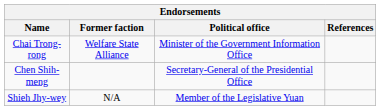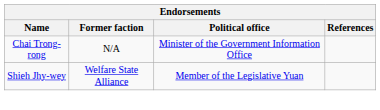(112, 49) Welfare State Alliance -> (111, 49) N/A
- row: (37, 76)
(112, 97) N/A -> (111, 76) Welfare State Alliance
